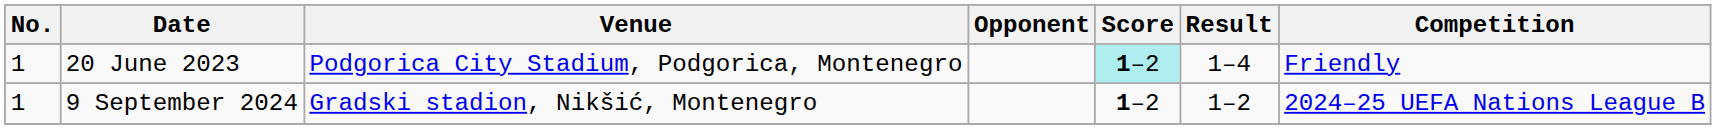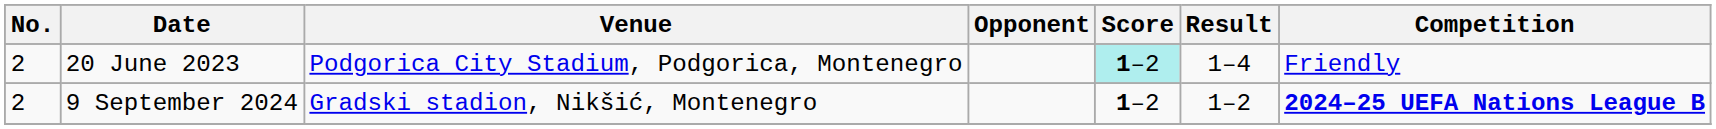(18, 64) 1 -> (18, 64) 2
(18, 103) 1 -> (18, 103) 2
(1495, 103) normal -> (1495, 103) bold
